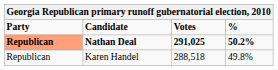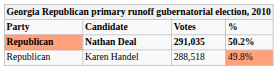(189, 42) 291,025 -> (189, 42) 291,035
(240, 57) no background -> (240, 57) lightsalmon background
